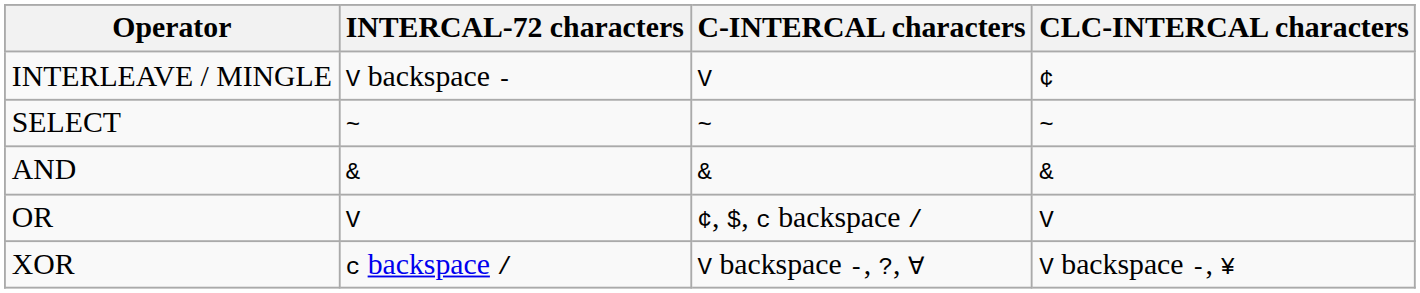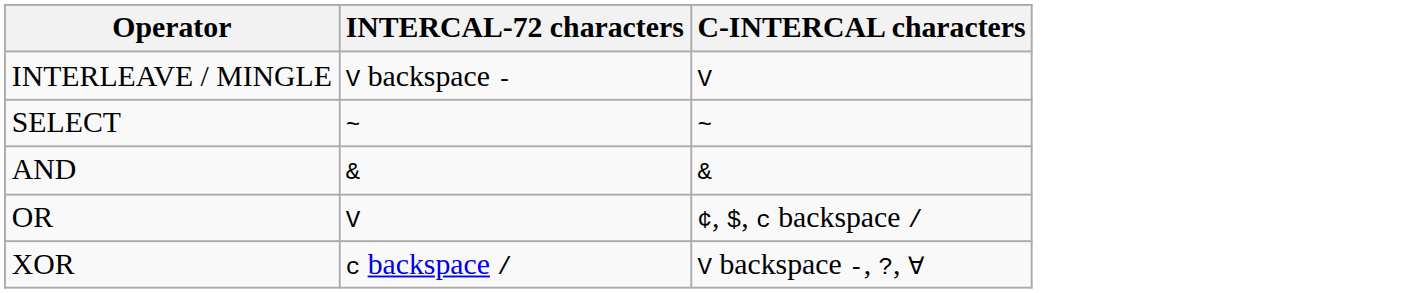- column: (1224, 28)
